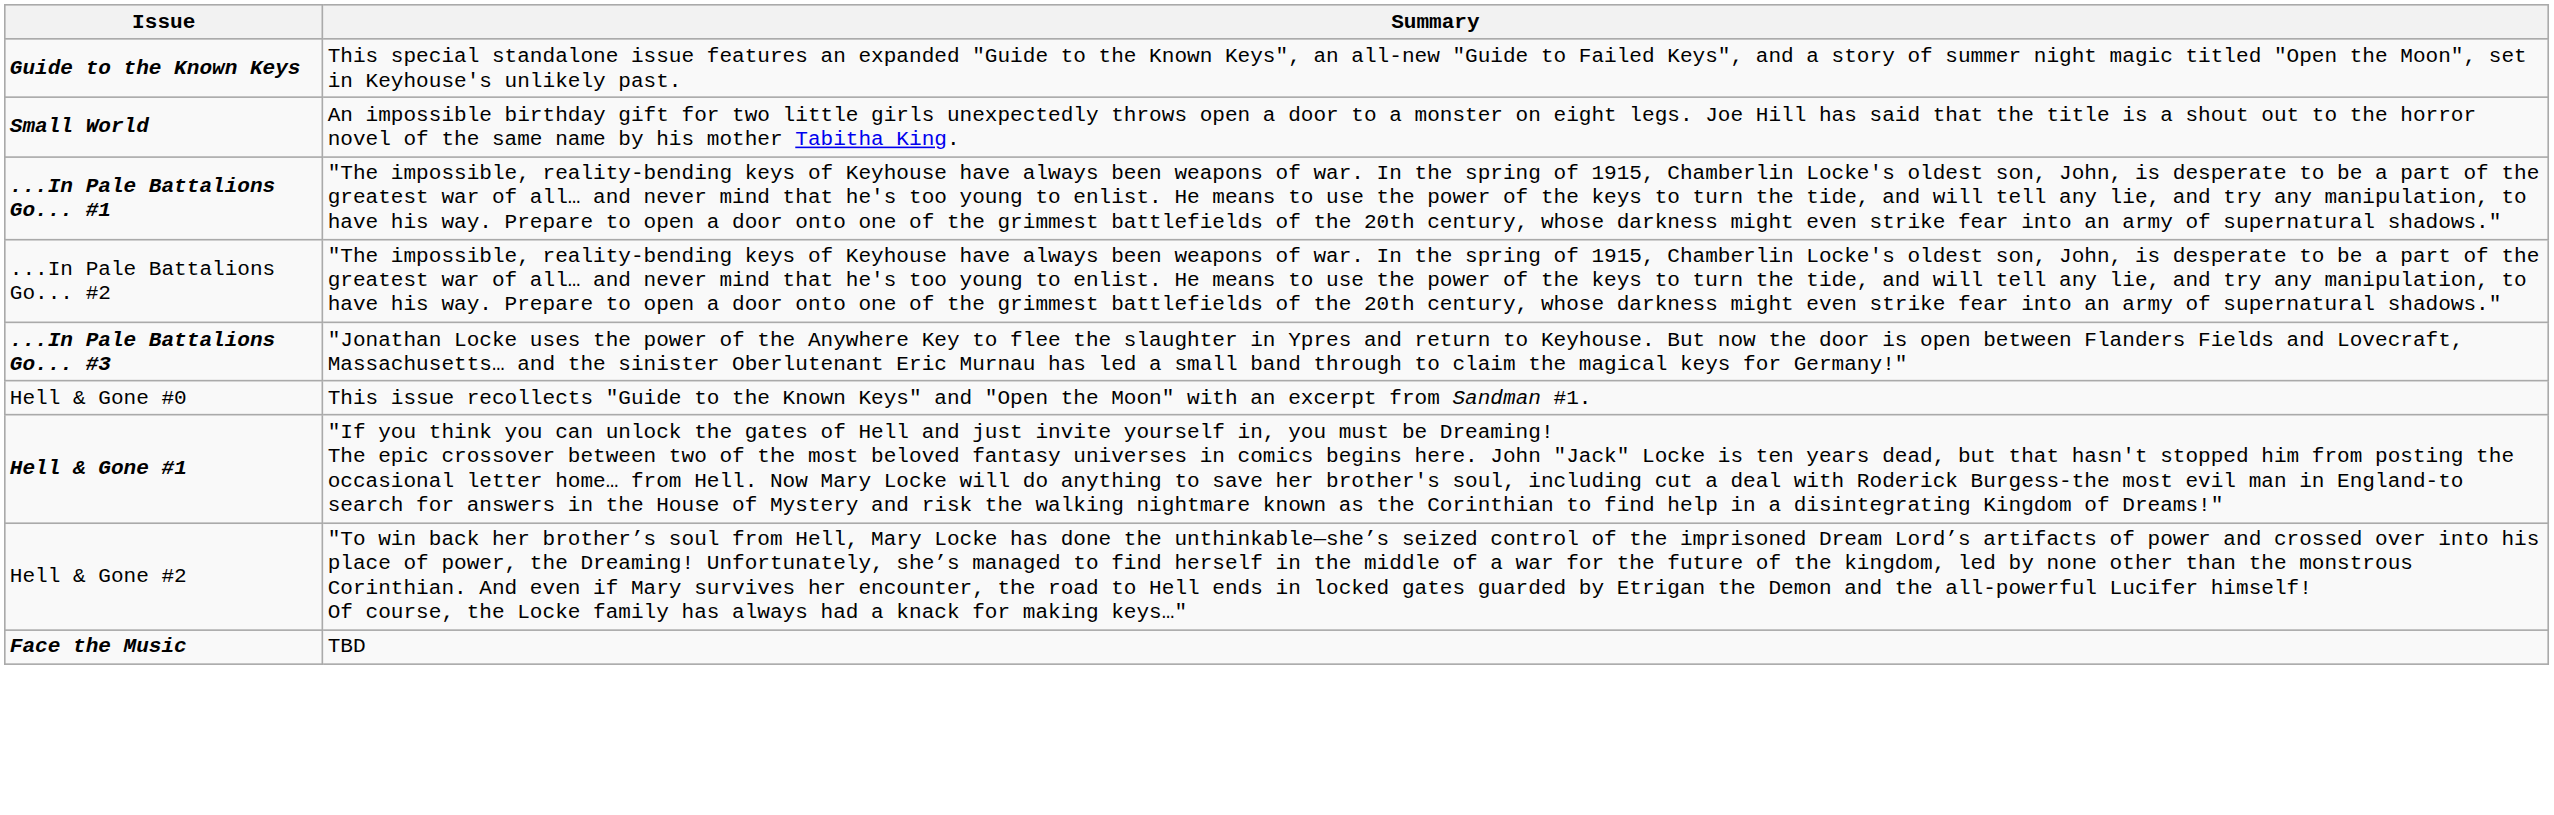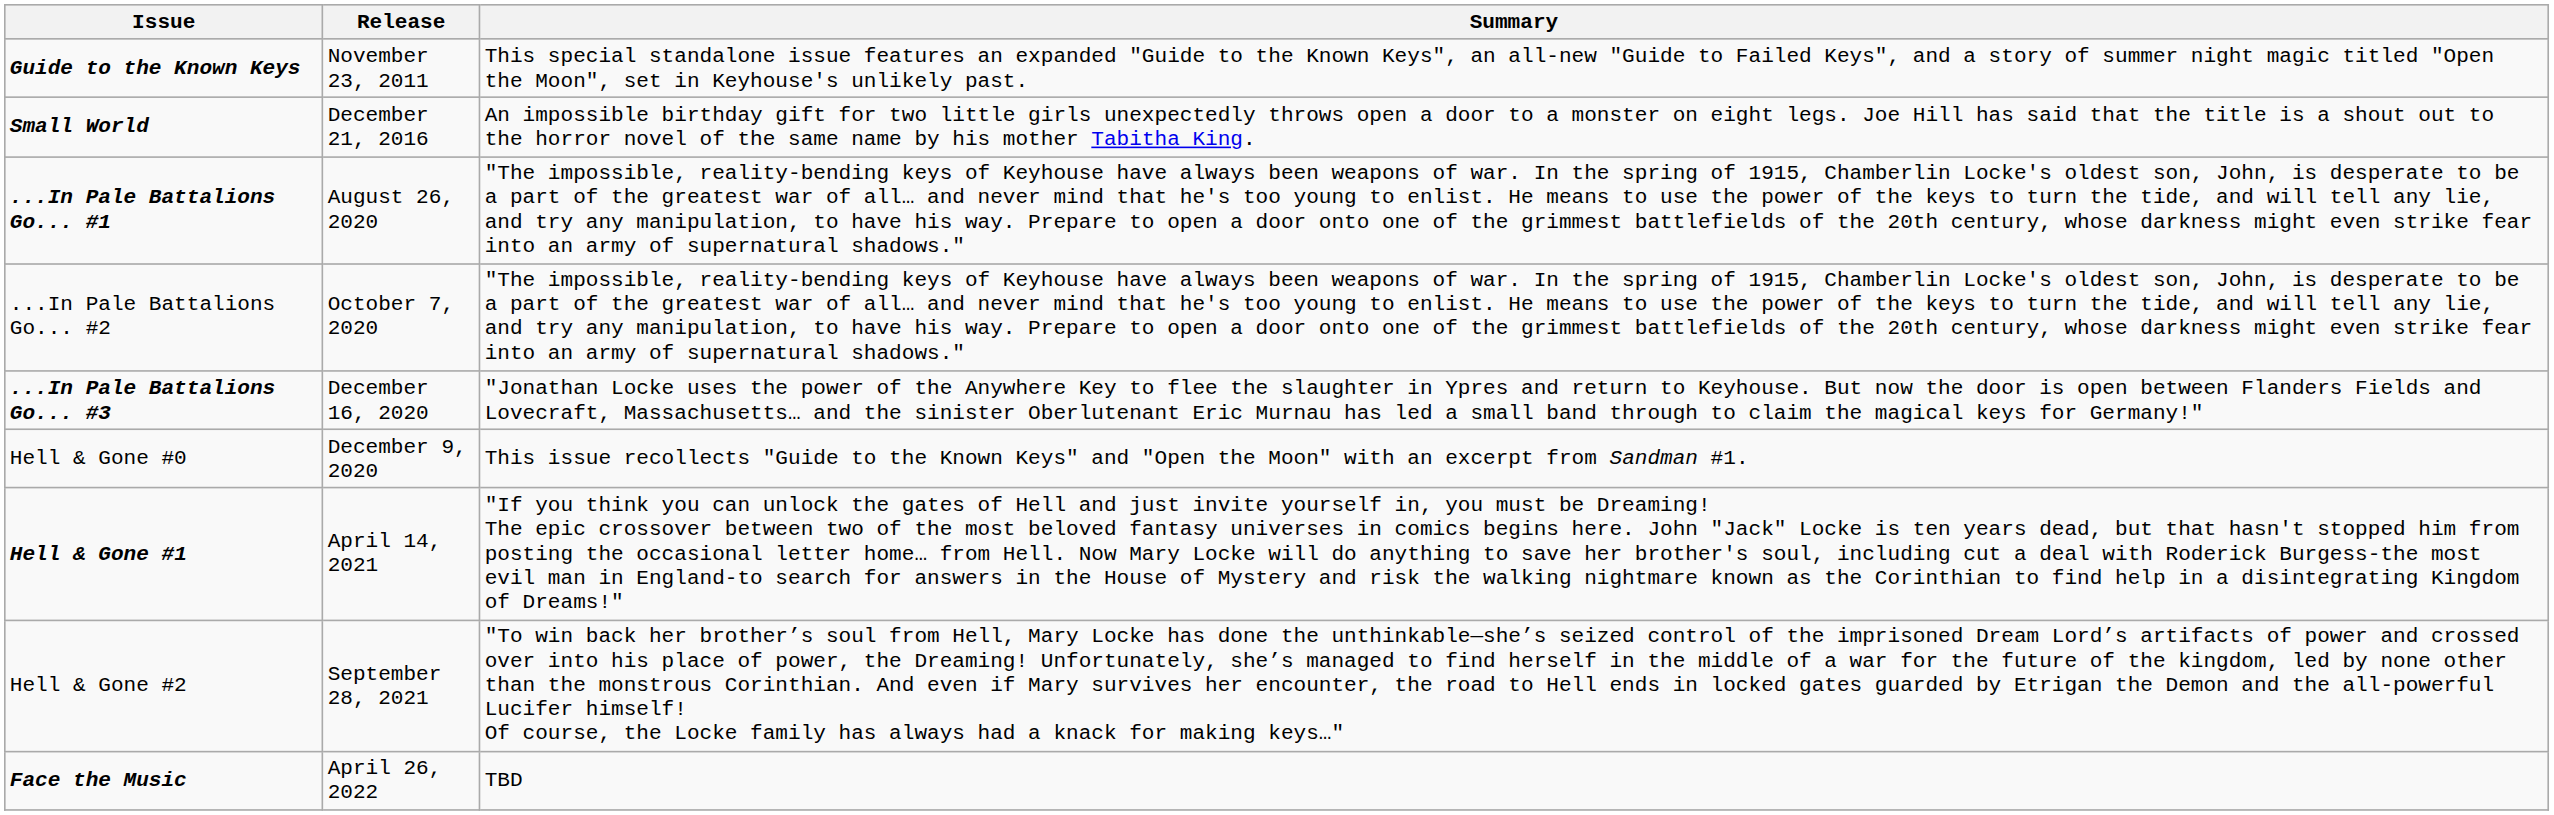+ column: (401, 22)
